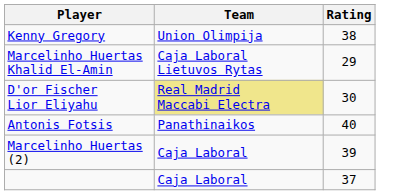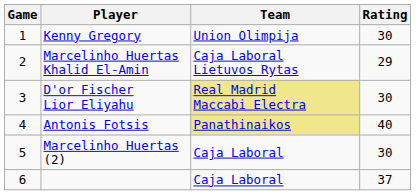+ column: (22, 15)
(349, 35) 38 -> (385, 35) 30
(206, 125) no background -> (242, 125) khaki background
(349, 152) 39 -> (385, 152) 30
